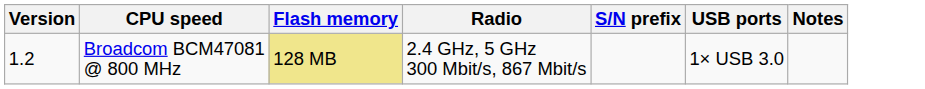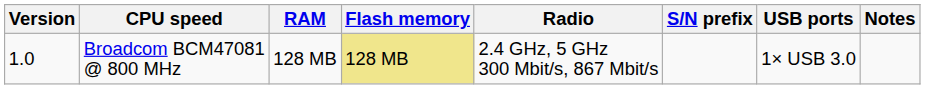+ column: (305, 19)
(22, 58) 1.2 -> (22, 58) 1.0
